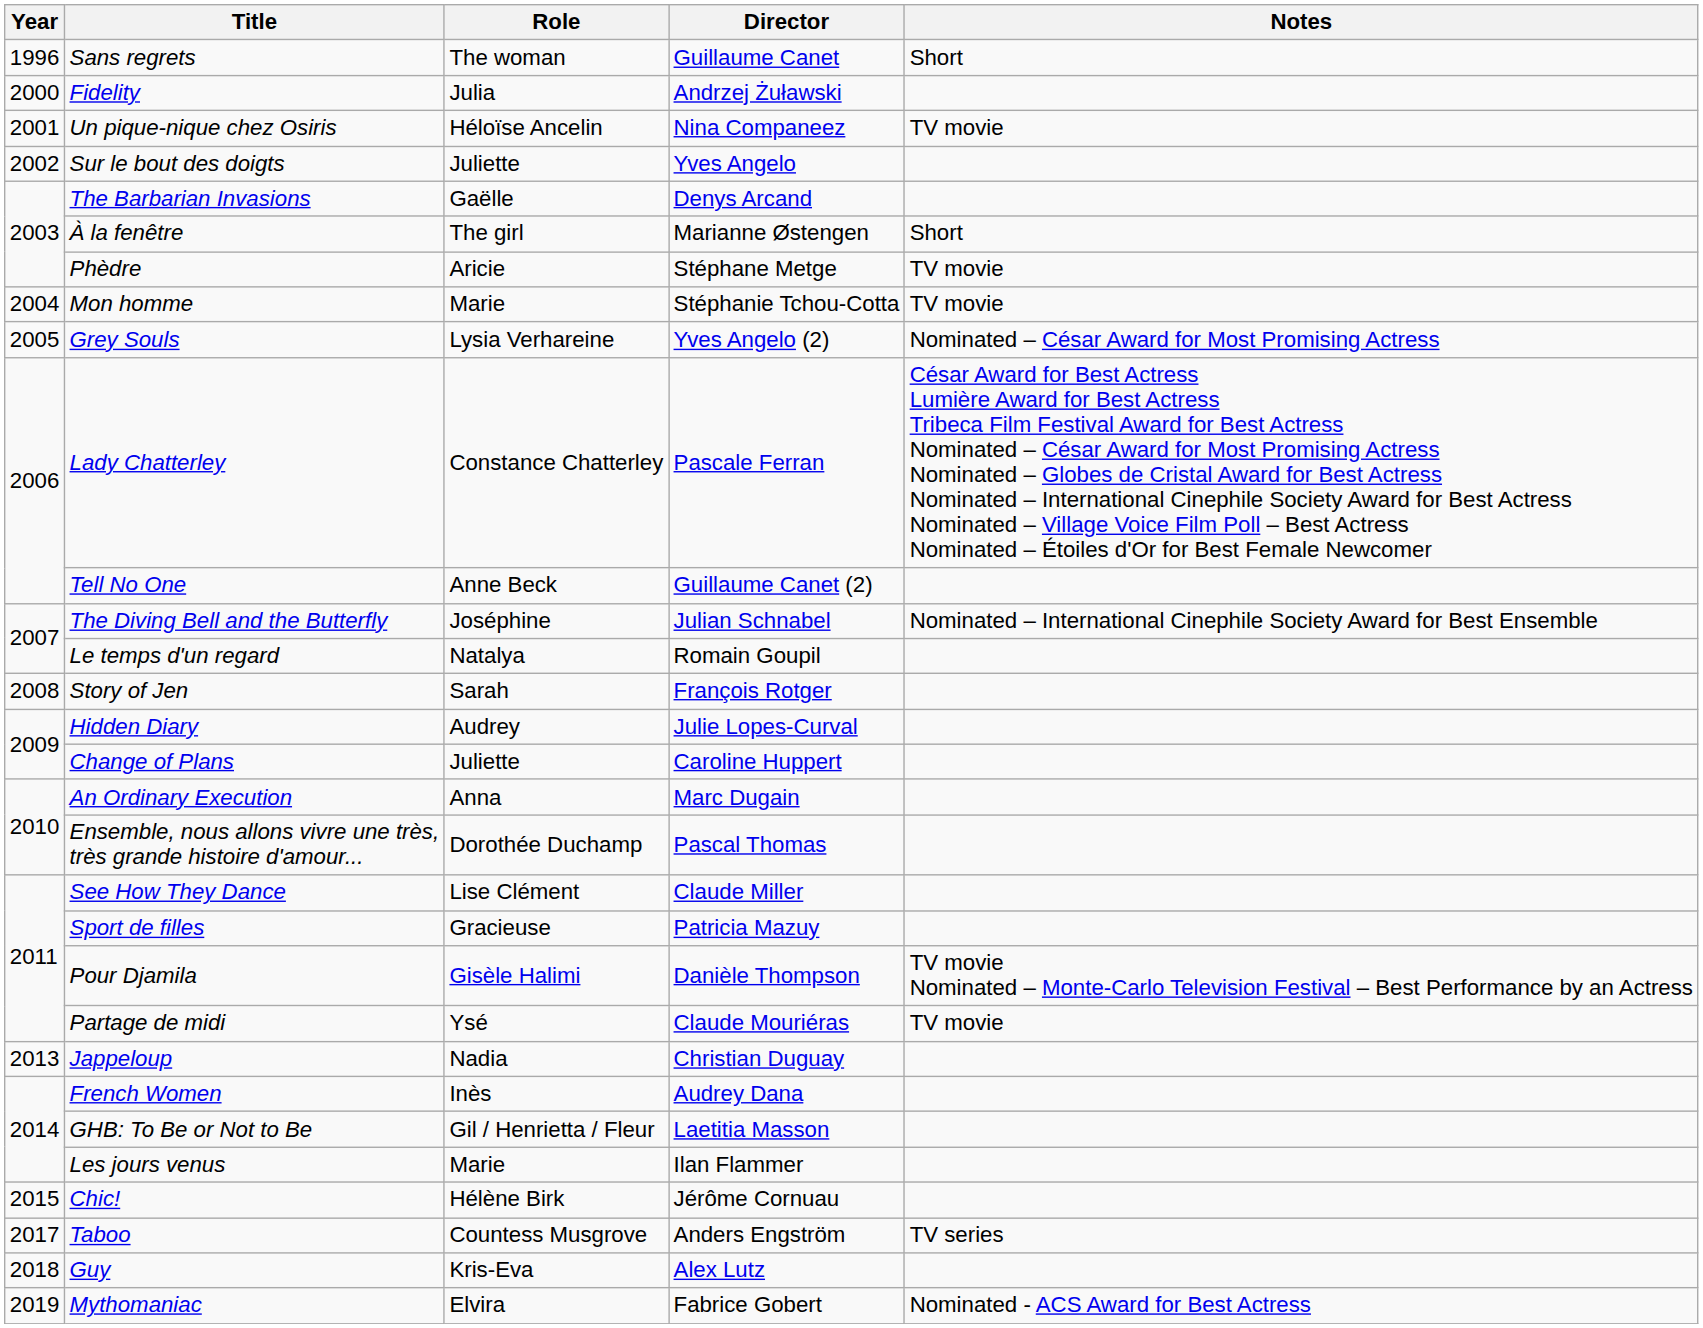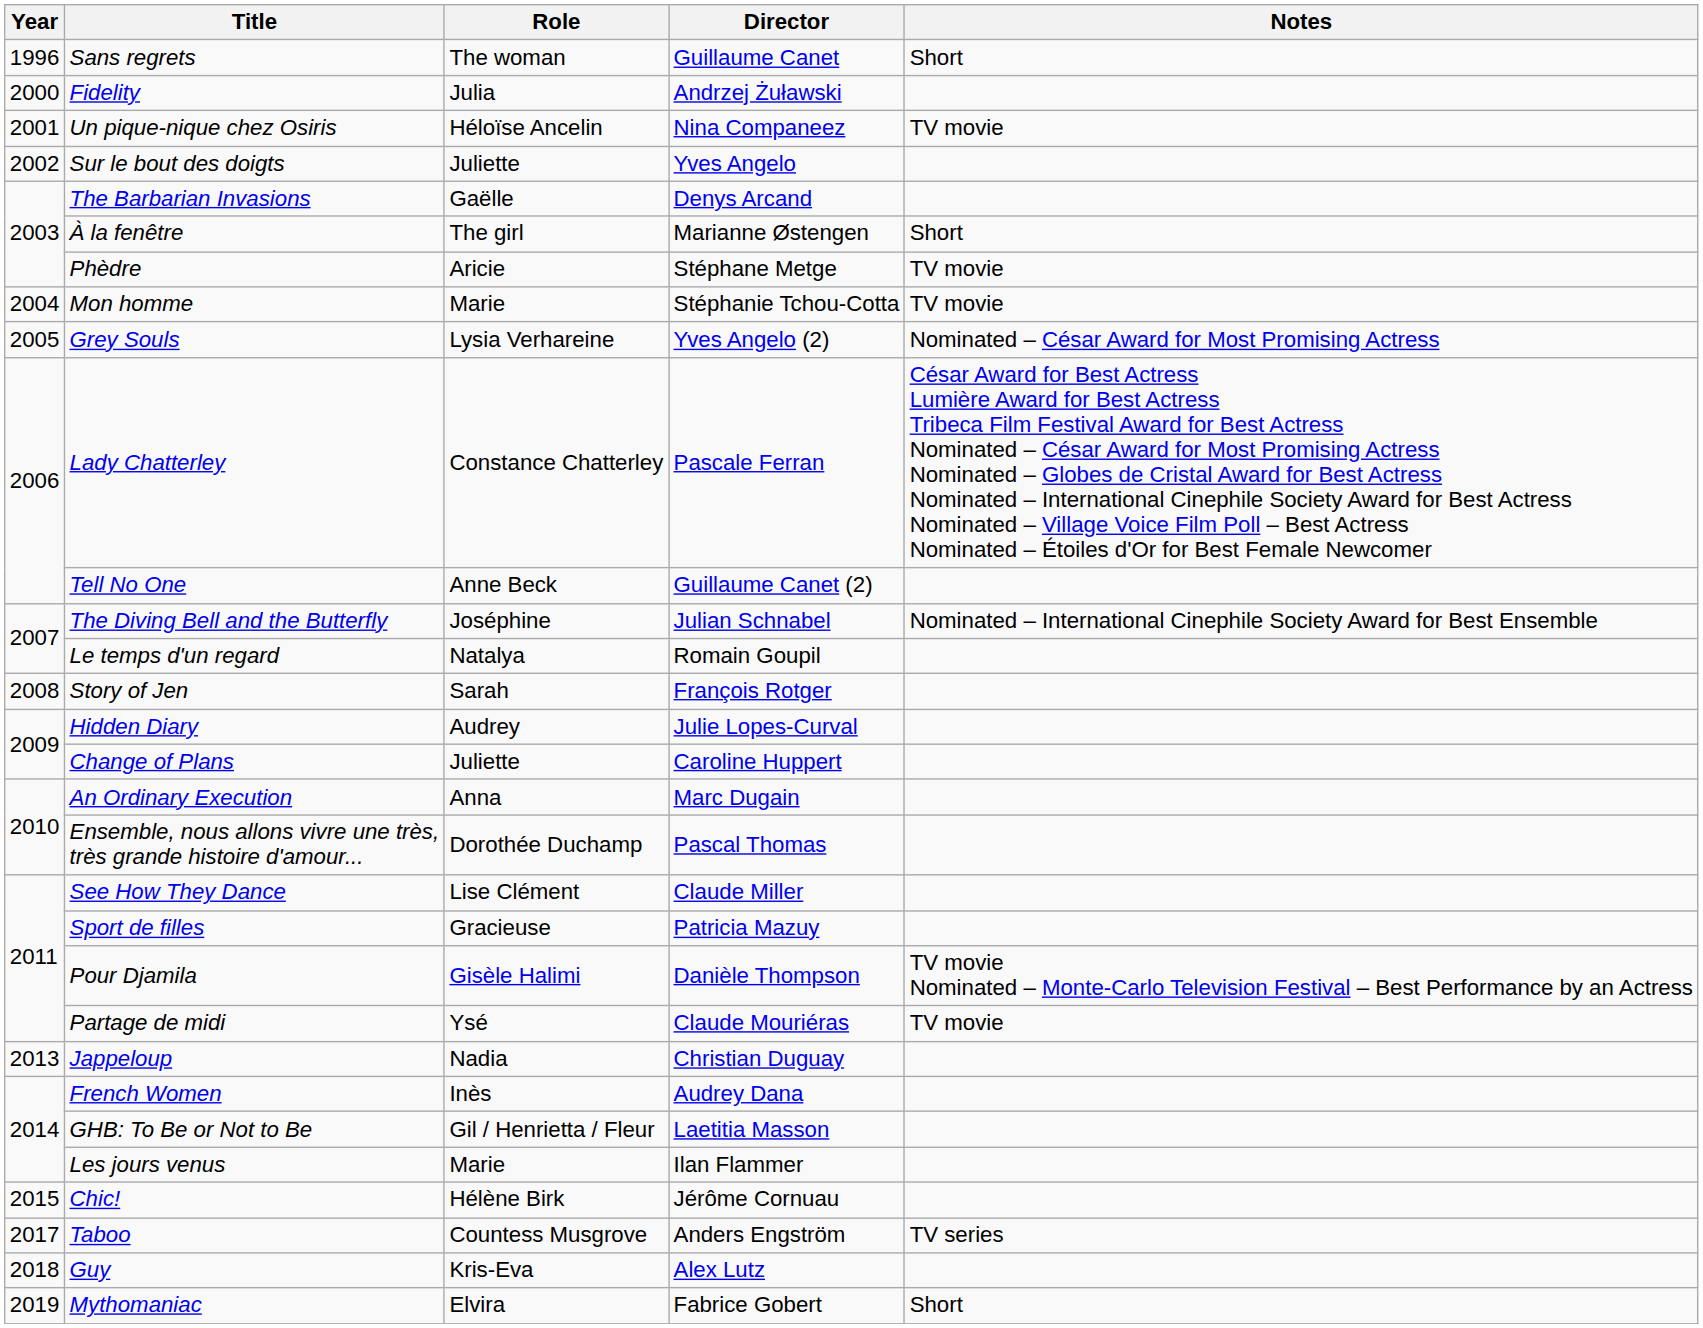(1110, 1305) Nominated - ACS Award for Best Actress -> (936, 1305) Short
